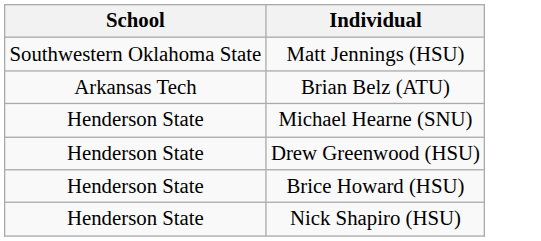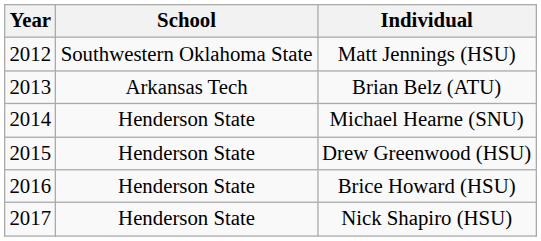+ column: (30, 20)
